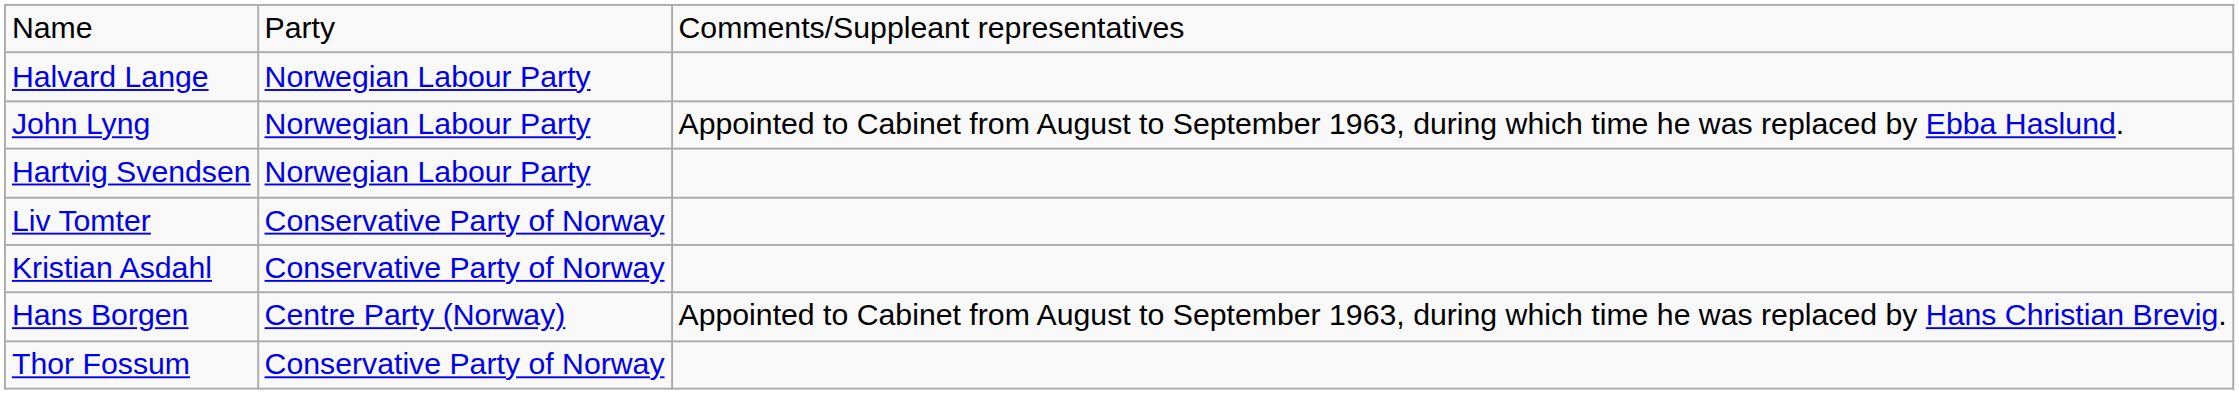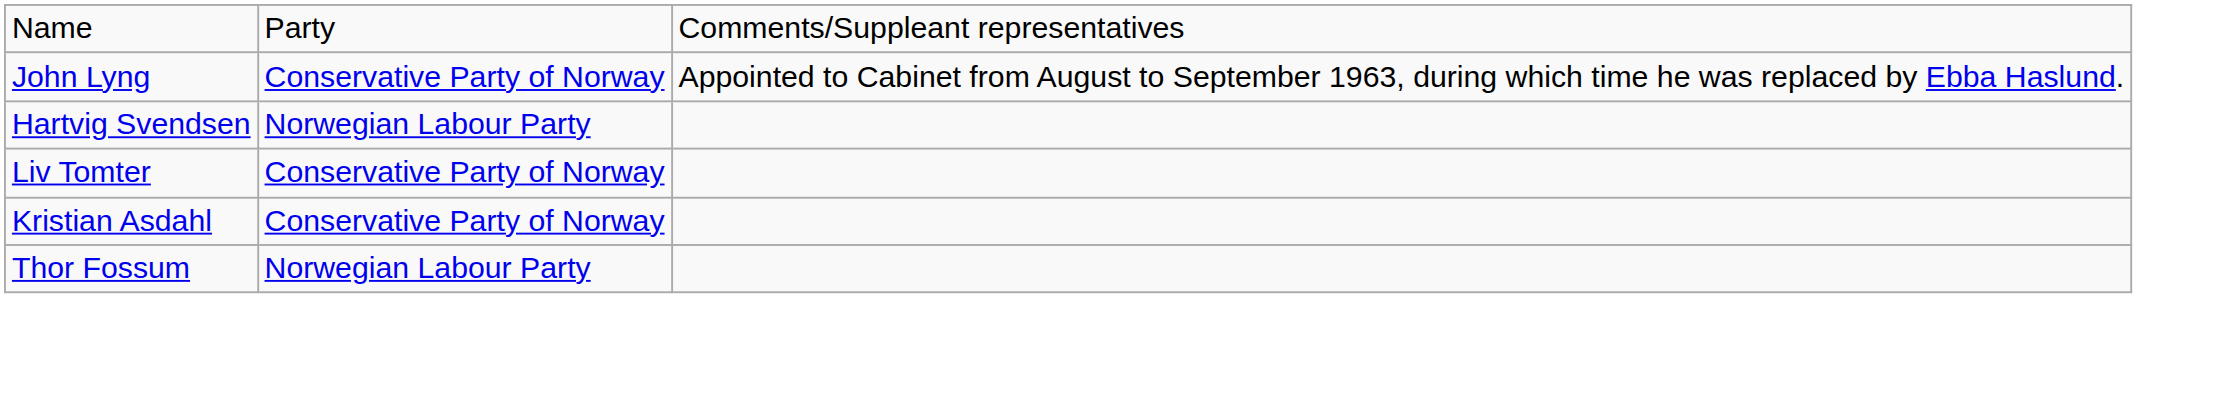- row: (110, 76)
(428, 124) Norwegian Labour Party -> (465, 76) Conservative Party of Norway
- row: (100, 316)
(465, 364) Conservative Party of Norway -> (428, 268) Norwegian Labour Party
